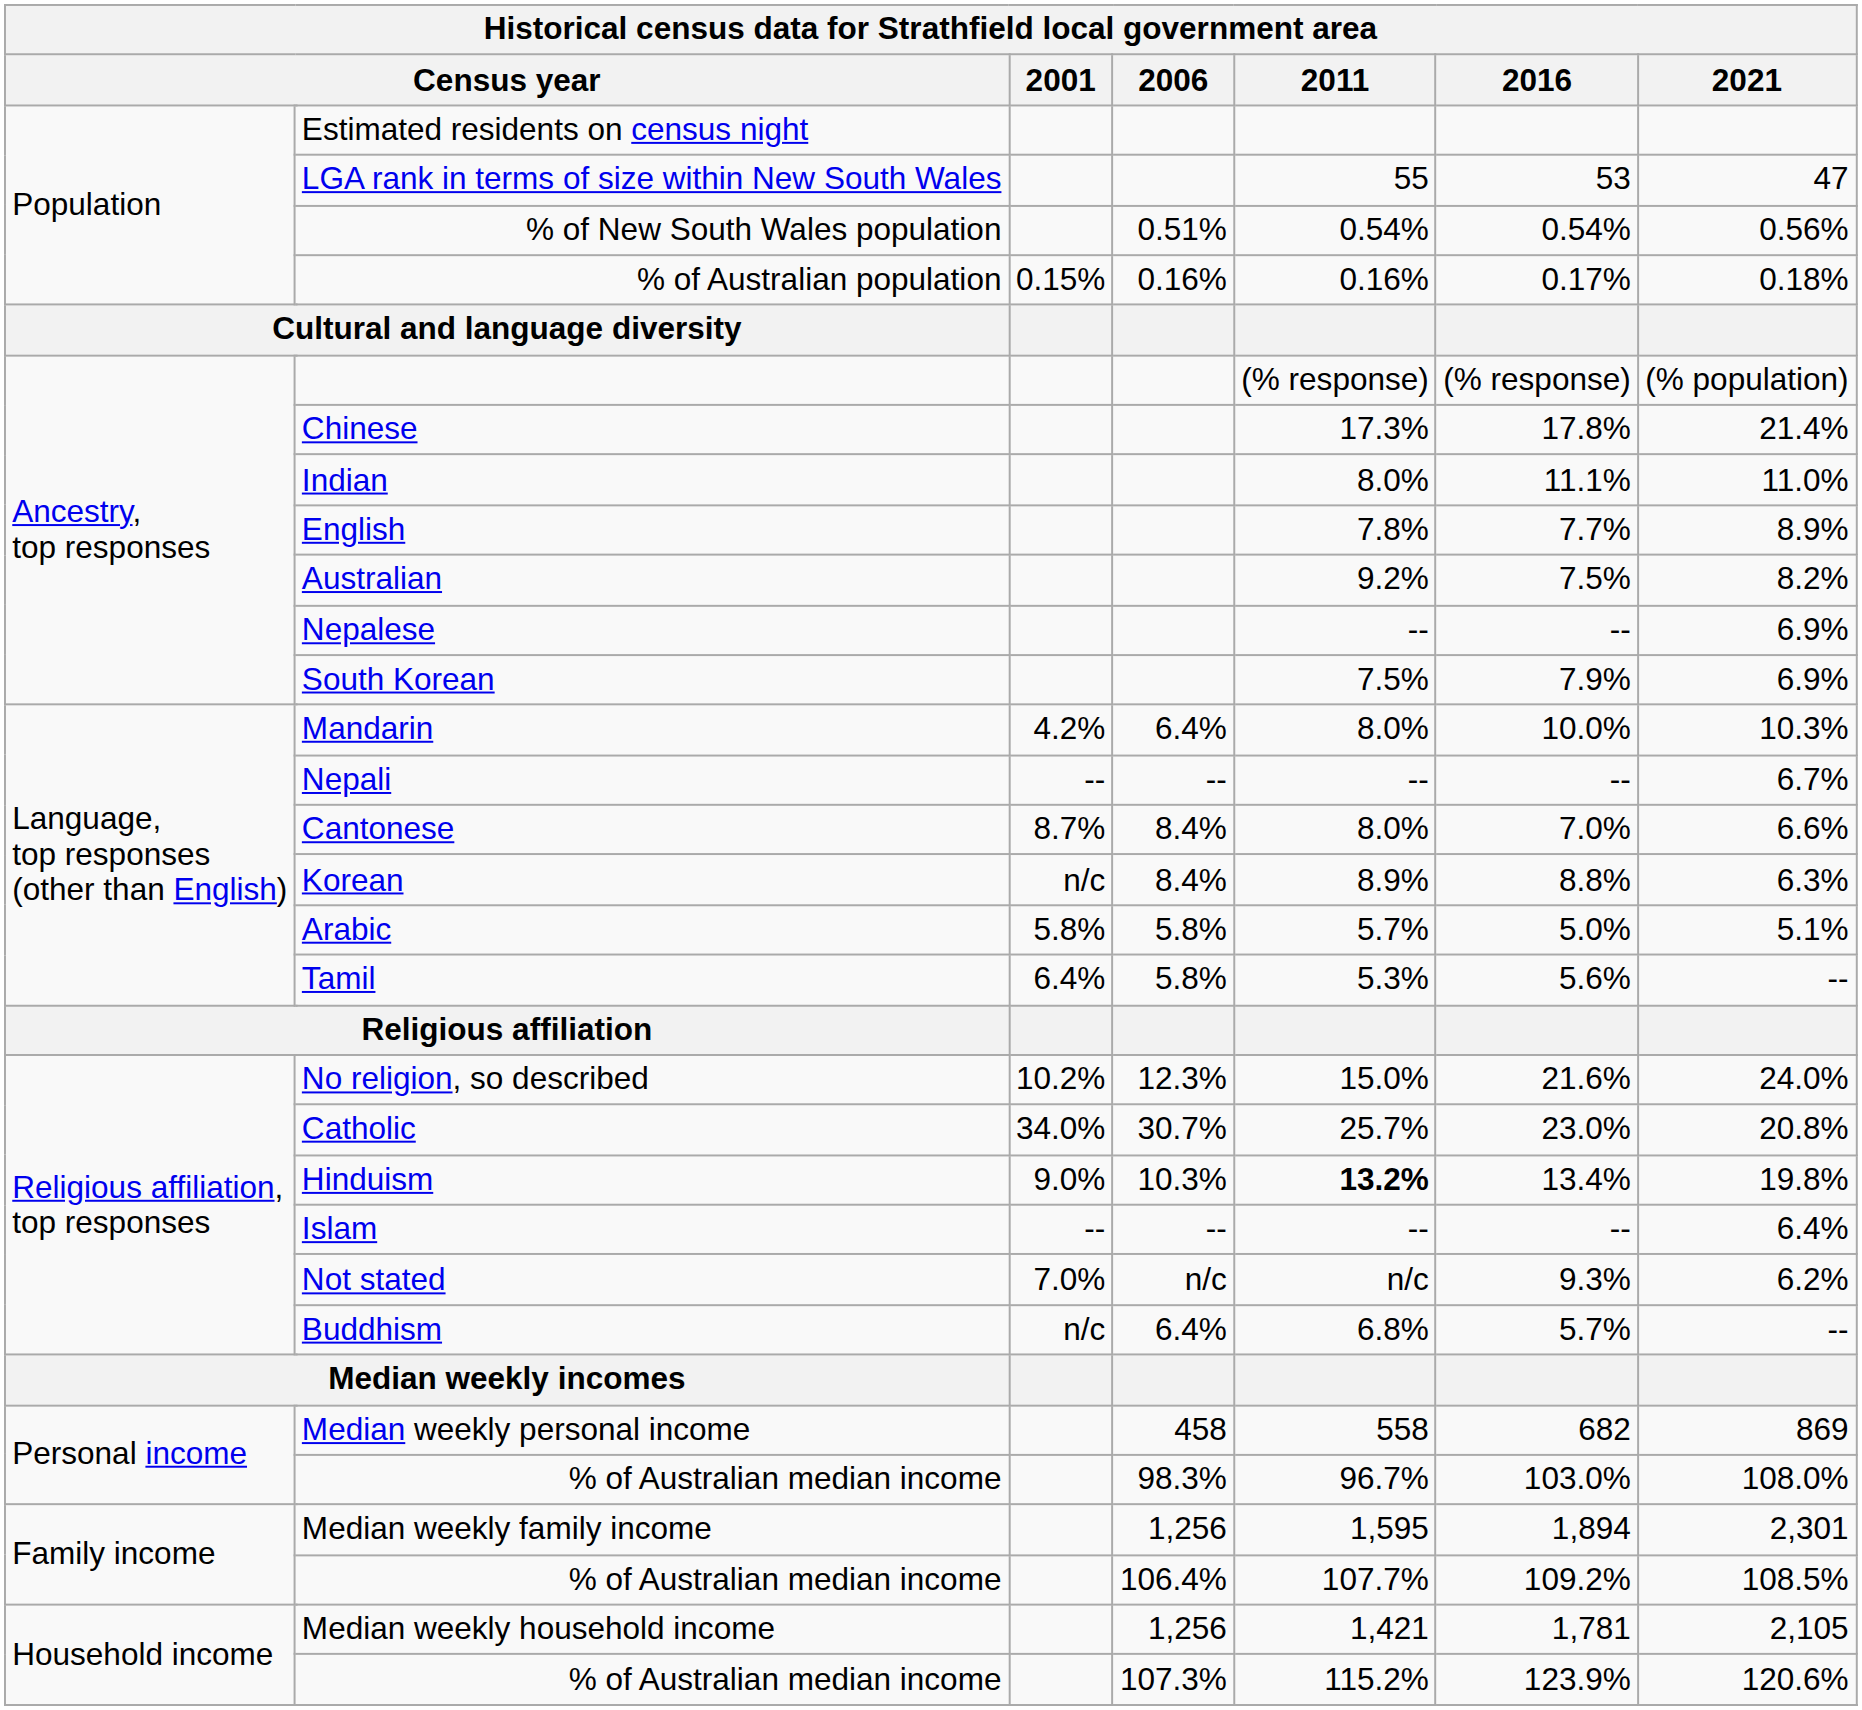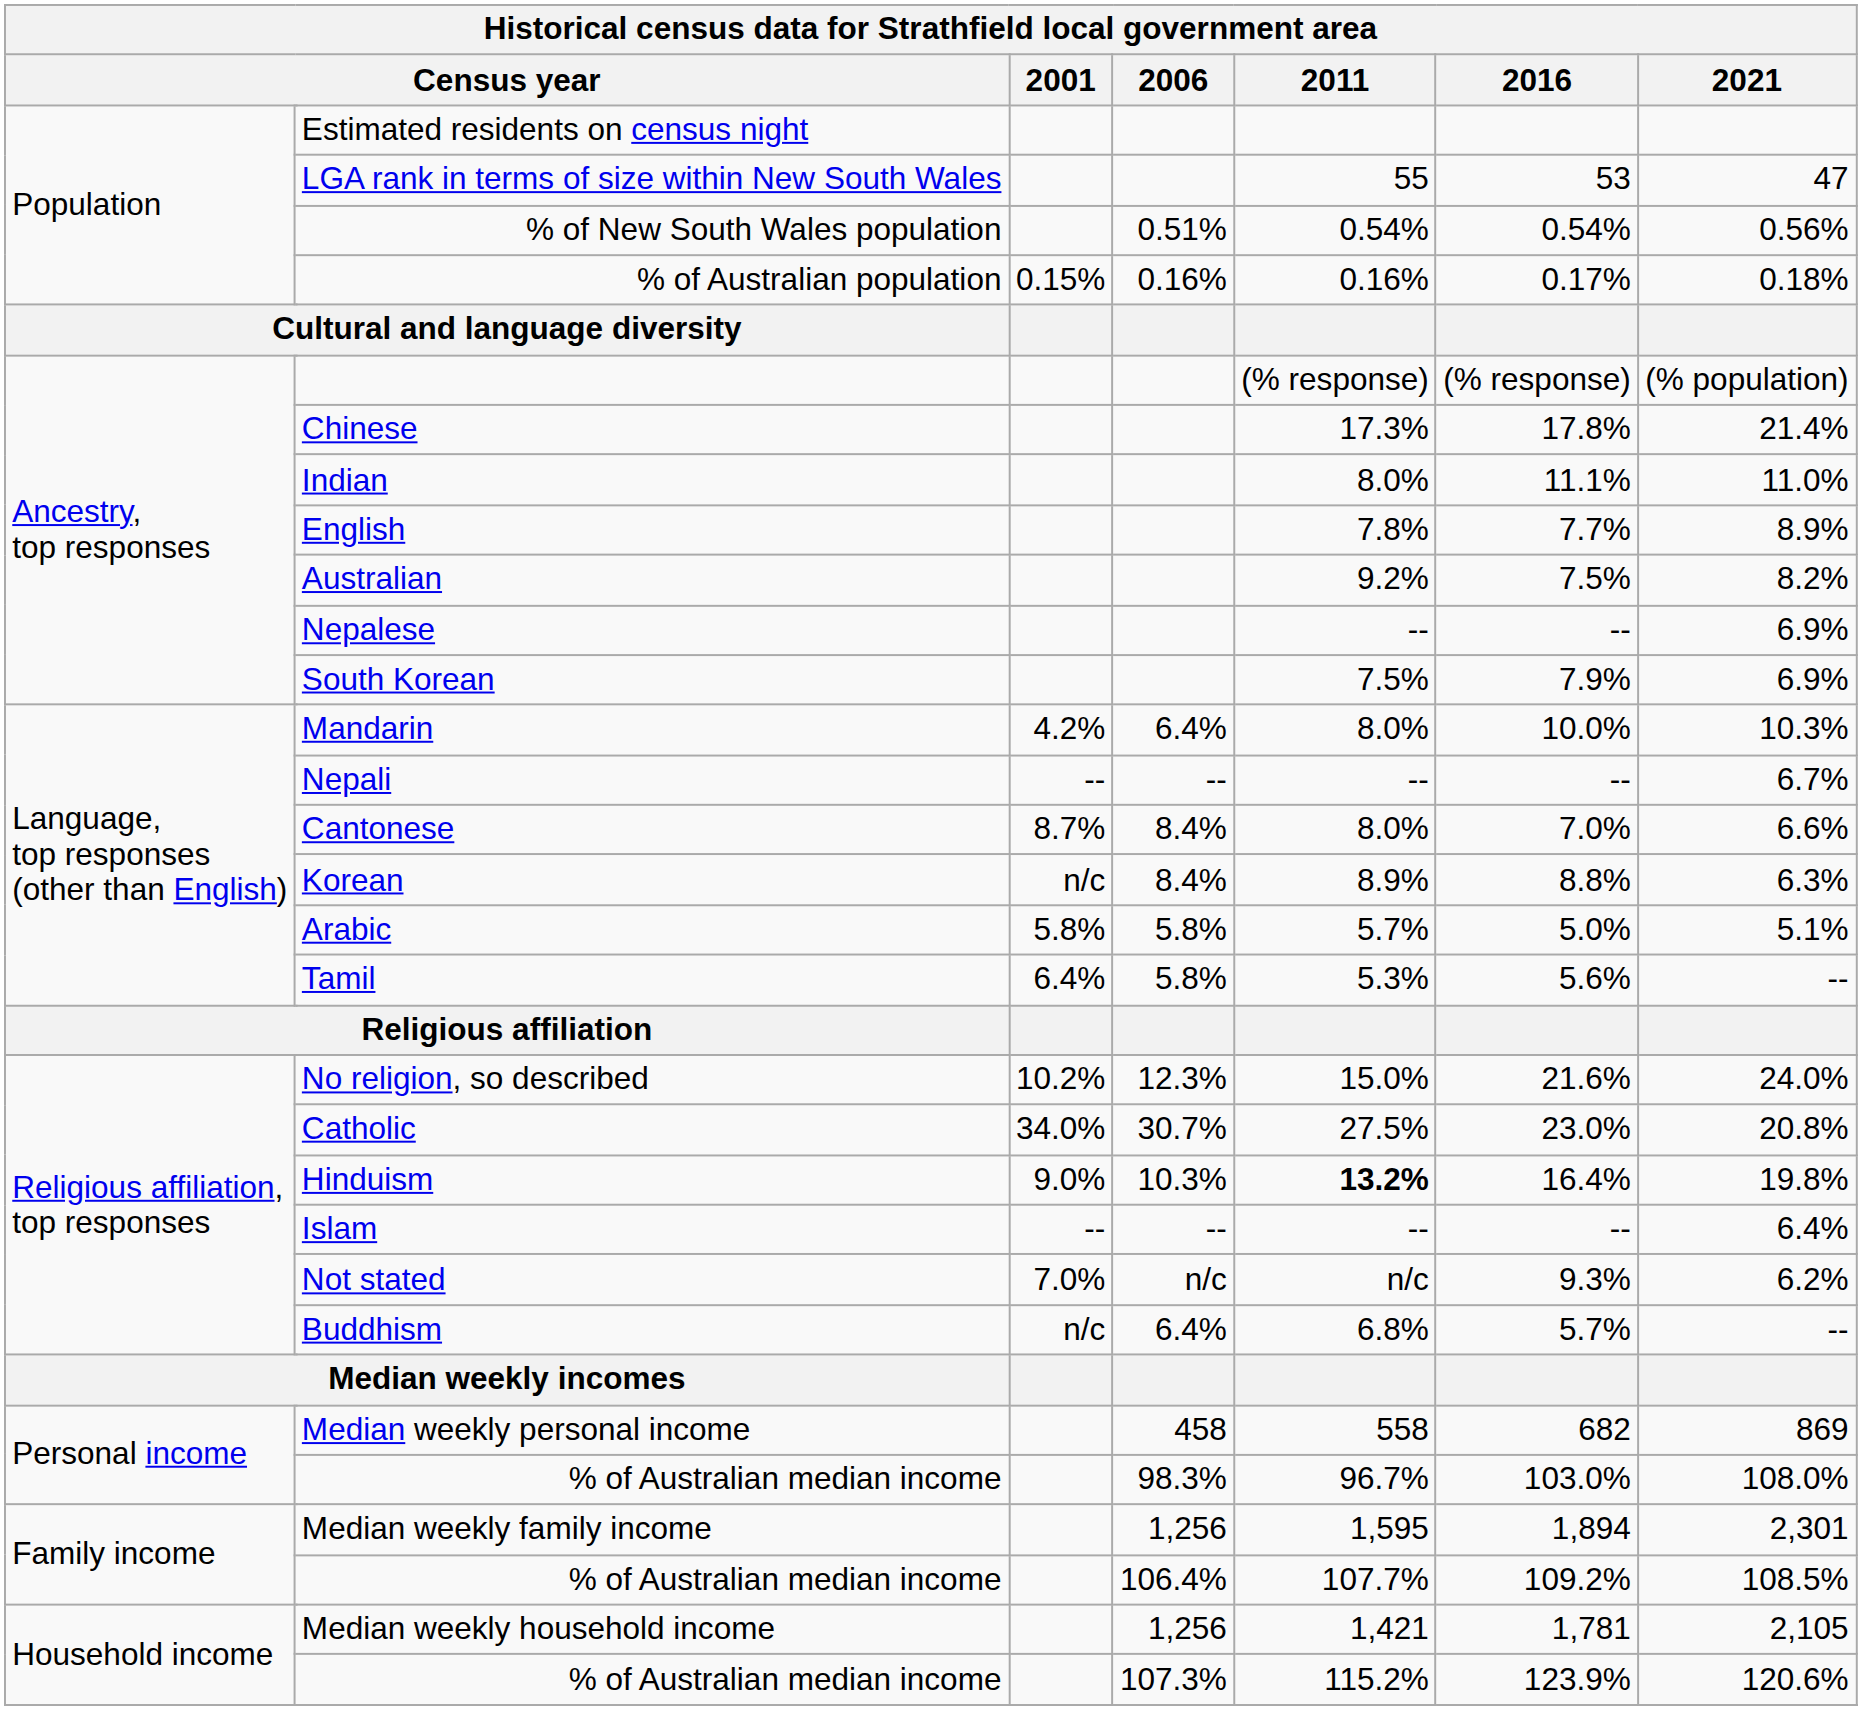(1380, 1129) 25.7% -> (1380, 1129) 27.5%
(1582, 1179) 13.4% -> (1582, 1179) 16.4%
